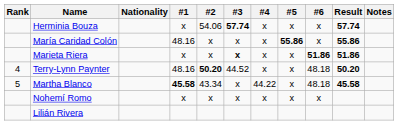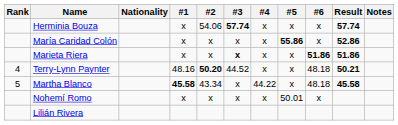(183, 41) 48.16 -> (183, 41) x
(348, 41) 55.86 -> (348, 41) 52.86
(348, 69) 50.20 -> (348, 69) 50.21
(292, 98) x -> (292, 98) 50.01
